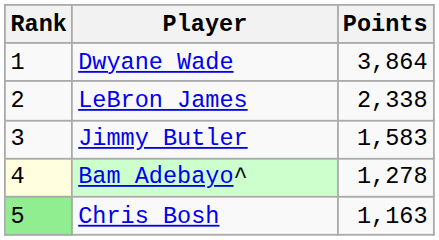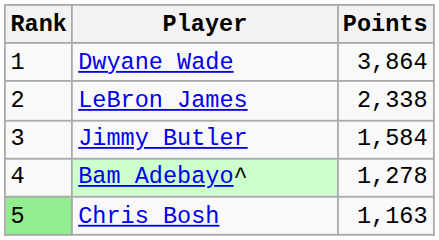(392, 139) 1,583 -> (392, 139) 1,584
(18, 177) lightyellow background -> (18, 177) no background
